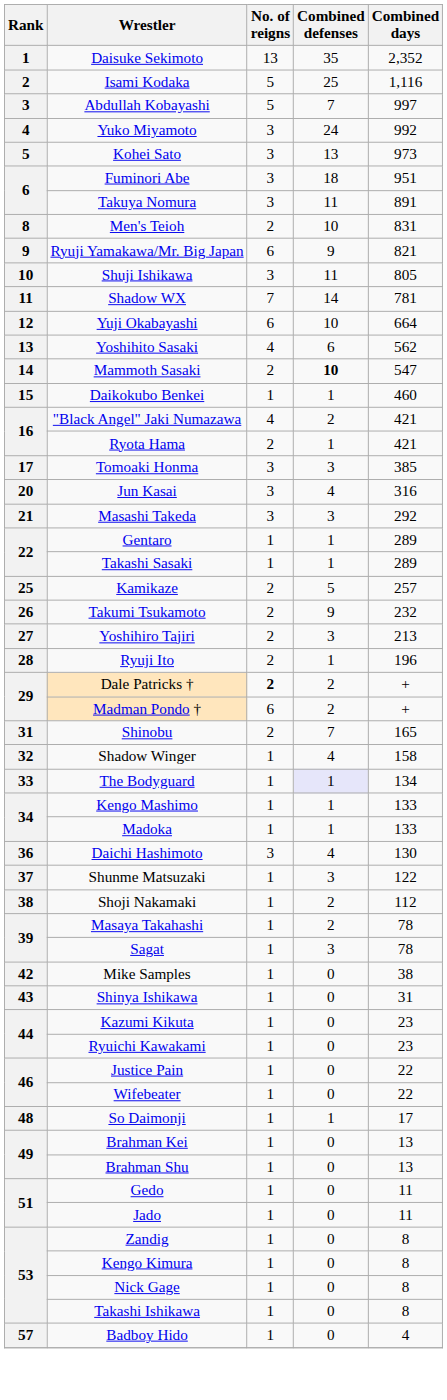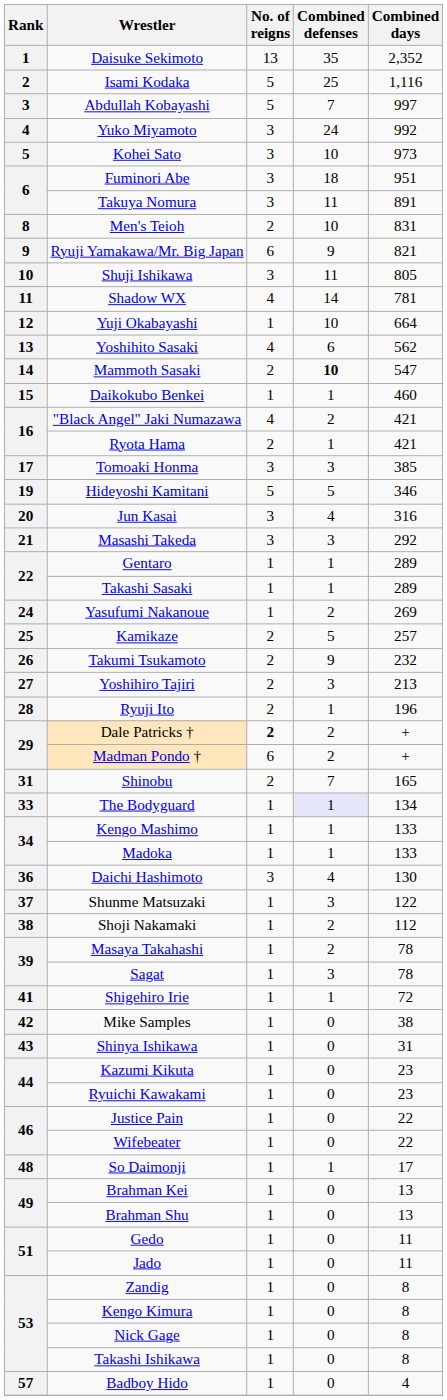(331, 154) 13 -> (331, 154) 10
(270, 298) 7 -> (270, 298) 4
(270, 322) 6 -> (270, 322) 1
+ row: (147, 491)
+ row: (147, 612)
- row: (147, 756)
+ row: (147, 997)
